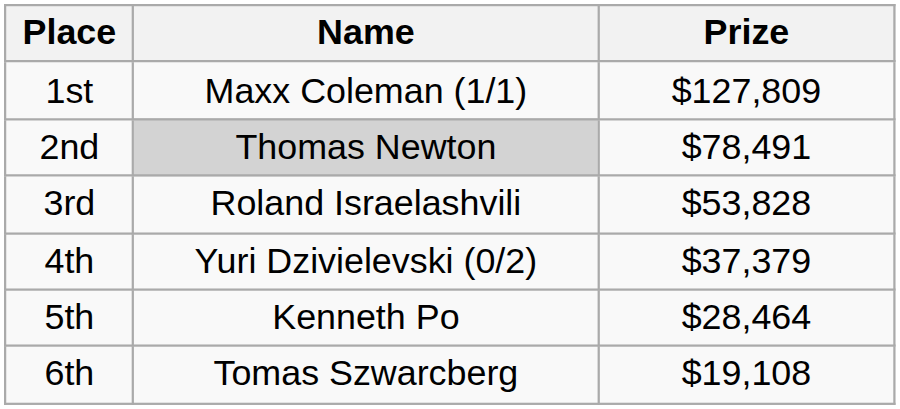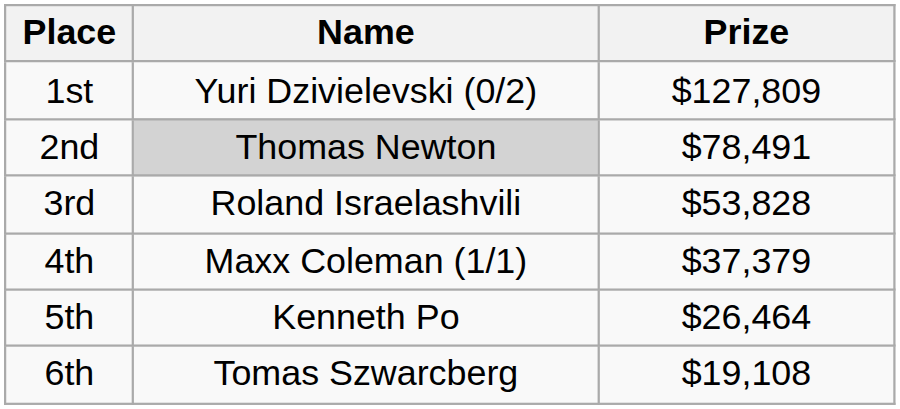(366, 89) Maxx Coleman (1/1) -> (366, 89) Yuri Dzivielevski (0/2)
(366, 260) Yuri Dzivielevski (0/2) -> (366, 260) Maxx Coleman (1/1)
(746, 317) $28,464 -> (746, 317) $26,464
